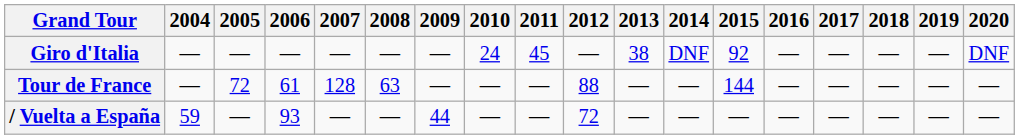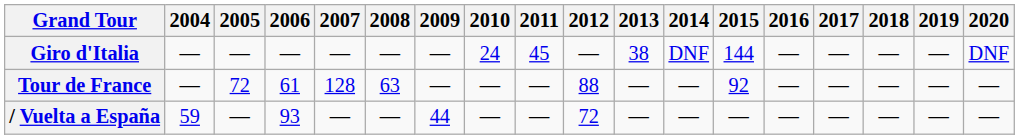(739, 52) 92 -> (739, 52) 144
(739, 85) 144 -> (739, 85) 92
